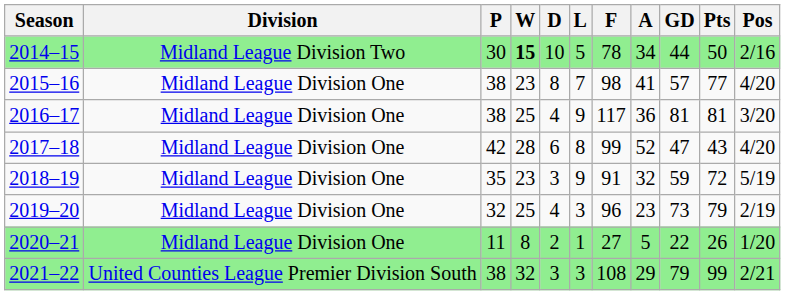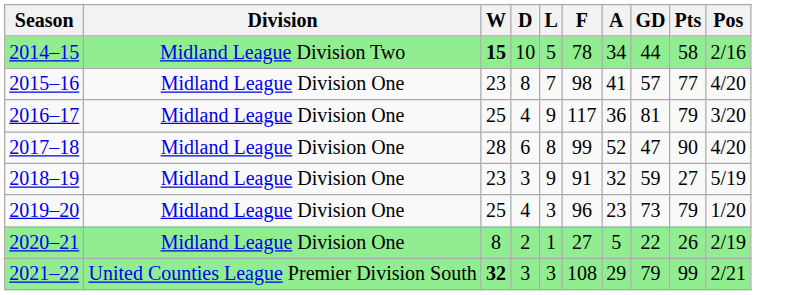- column: (496, 20)
(717, 52) 50 -> (688, 52) 58
(717, 115) 81 -> (688, 115) 79
(717, 147) 43 -> (688, 147) 90
(717, 178) 72 -> (688, 178) 27
(757, 210) 2/19 -> (728, 210) 1/20
(757, 242) 1/20 -> (728, 242) 2/19
(525, 274) normal -> (496, 274) bold
